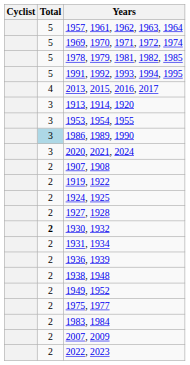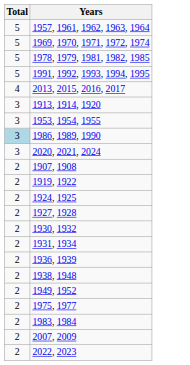- column: (21, 12)
(50, 228) bold -> (17, 228) normal
